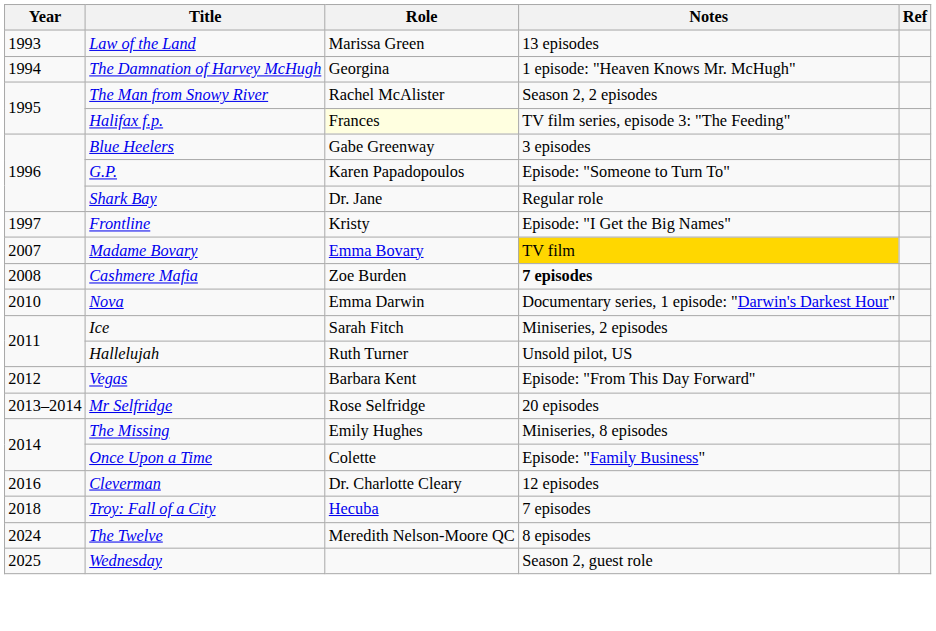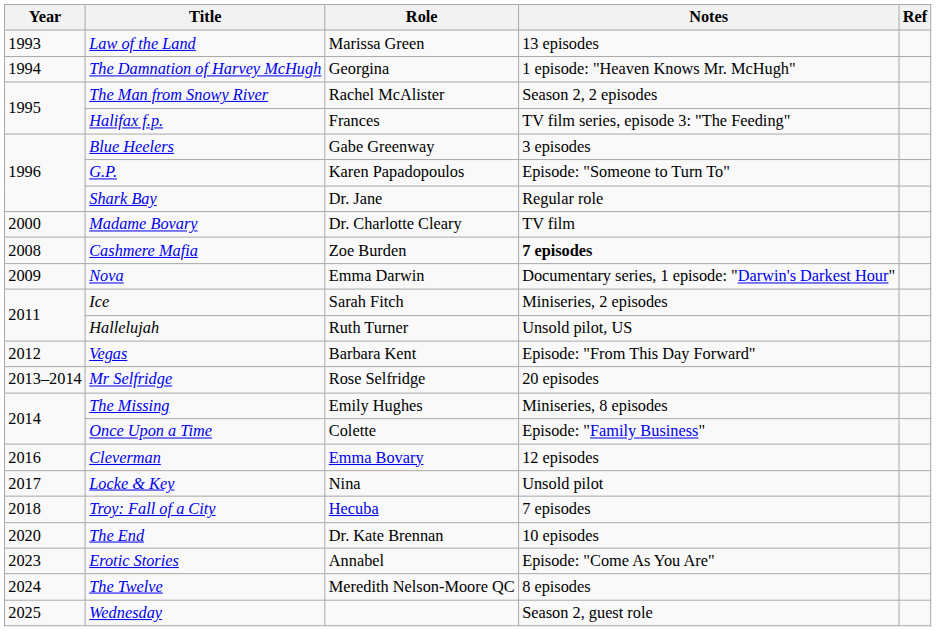(354, 120) lightyellow background -> (354, 120) no background
- row: (120, 224)
(25, 250) 2007 -> (25, 224) 2000
(376, 250) Emma Bovary -> (395, 224) Dr. Charlotte Cleary
(549, 250) gold background -> (549, 224) no background
(25, 302) 2010 -> (25, 276) 2009
(395, 483) Dr. Charlotte Cleary -> (376, 457) Emma Bovary
+ row: (132, 483)
+ row: (117, 535)
+ row: (134, 560)
